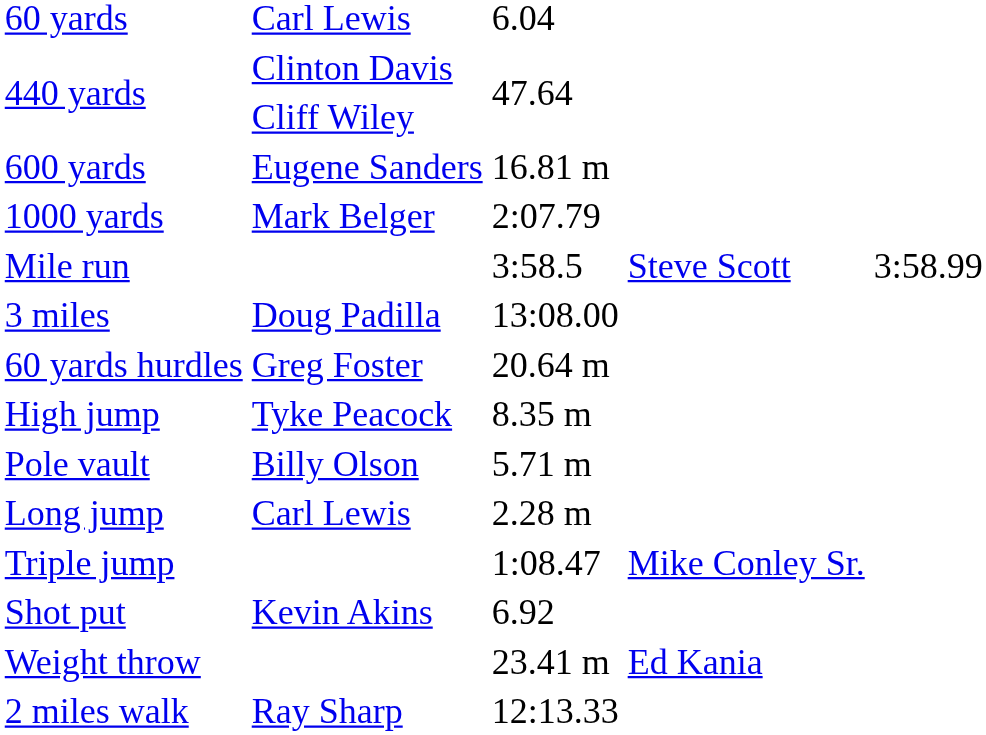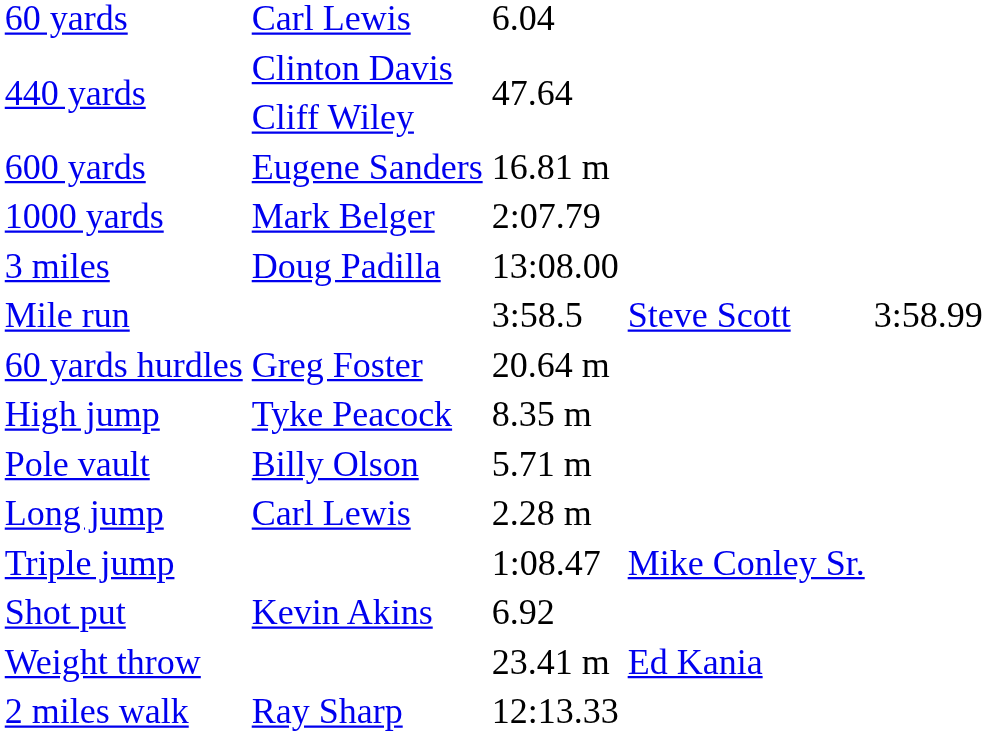rows swapped: (67, 265) <-> (57, 315)
